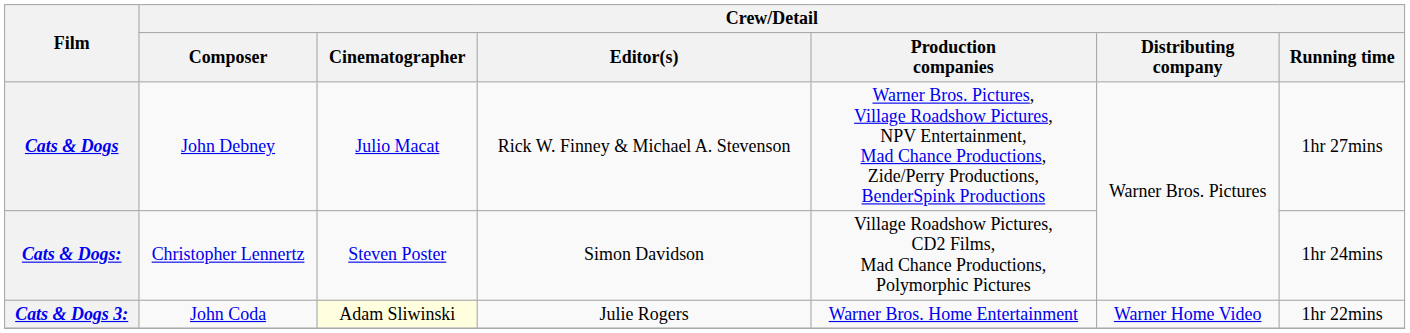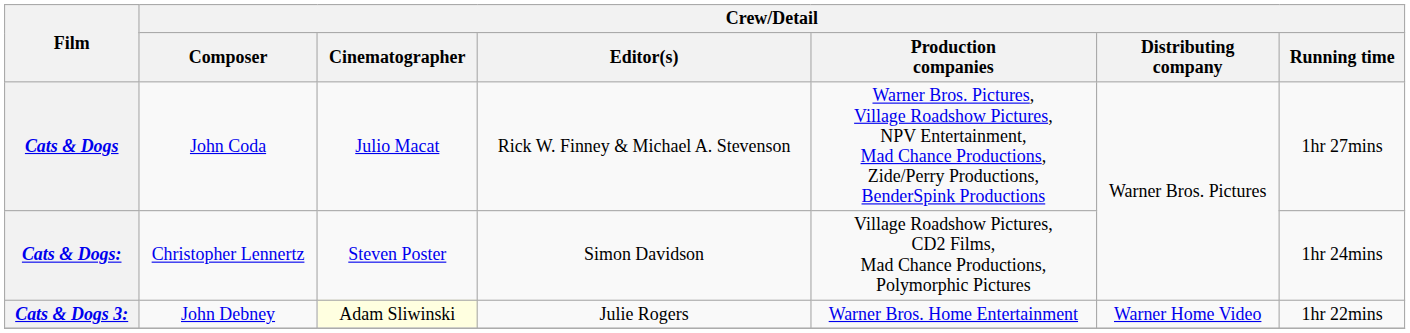(228, 146) John Debney -> (228, 146) John Coda
(228, 313) John Coda -> (228, 313) John Debney
